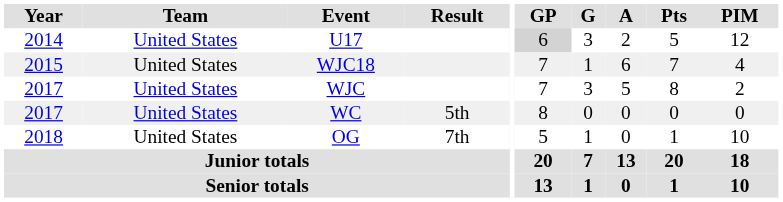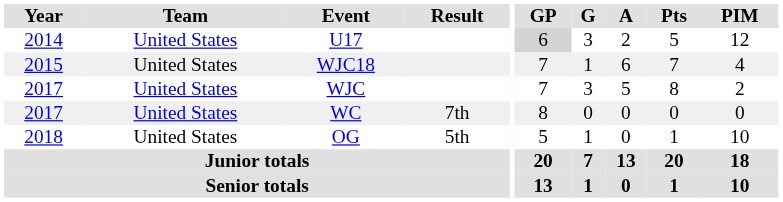(457, 112) 5th -> (457, 112) 7th
(457, 136) 7th -> (457, 136) 5th
